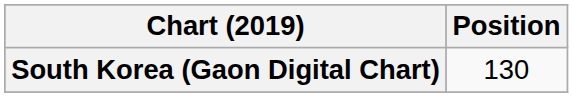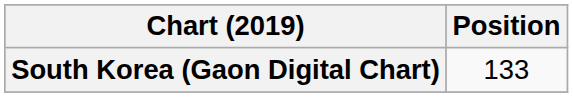(506, 69) 130 -> (506, 69) 133
